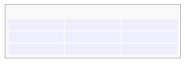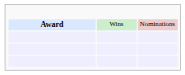+ row: (52, 25)
